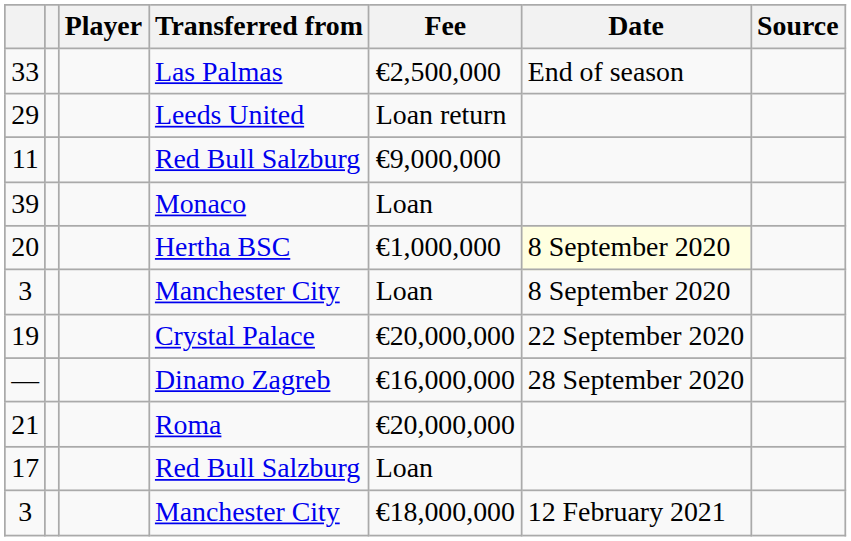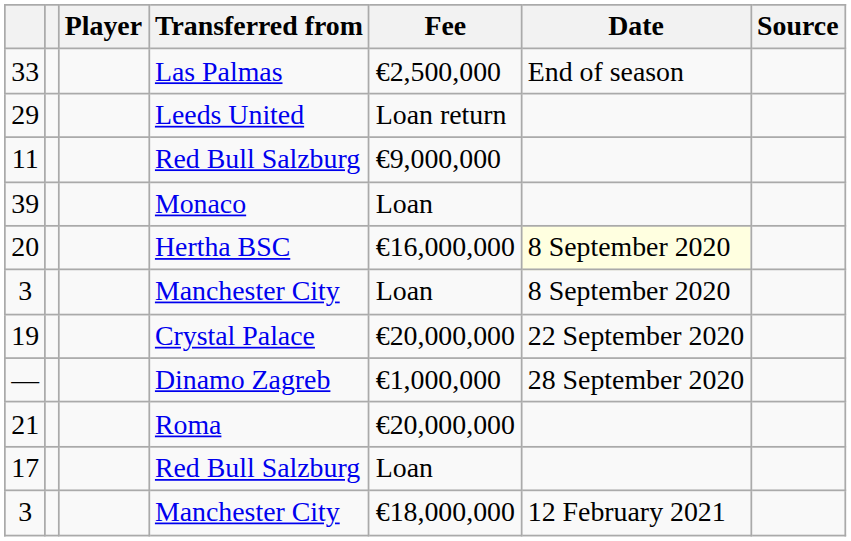(438, 247) €1,000,000 -> (445, 247) €16,000,000
(445, 379) €16,000,000 -> (438, 379) €1,000,000
